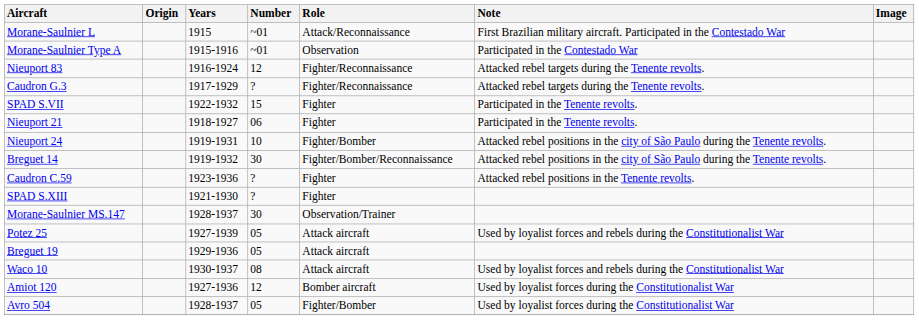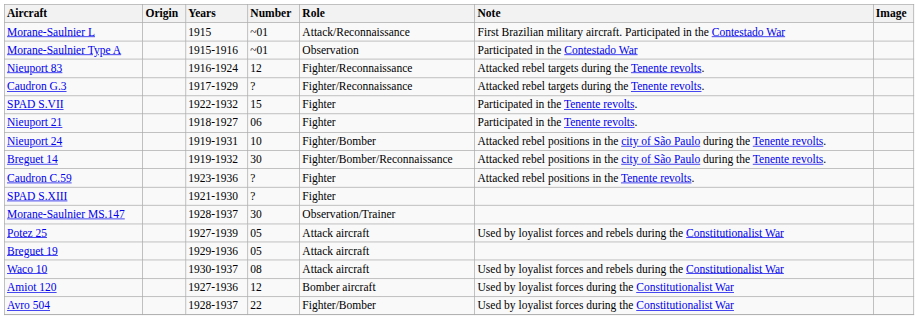(256, 305) 05 -> (256, 305) 22
